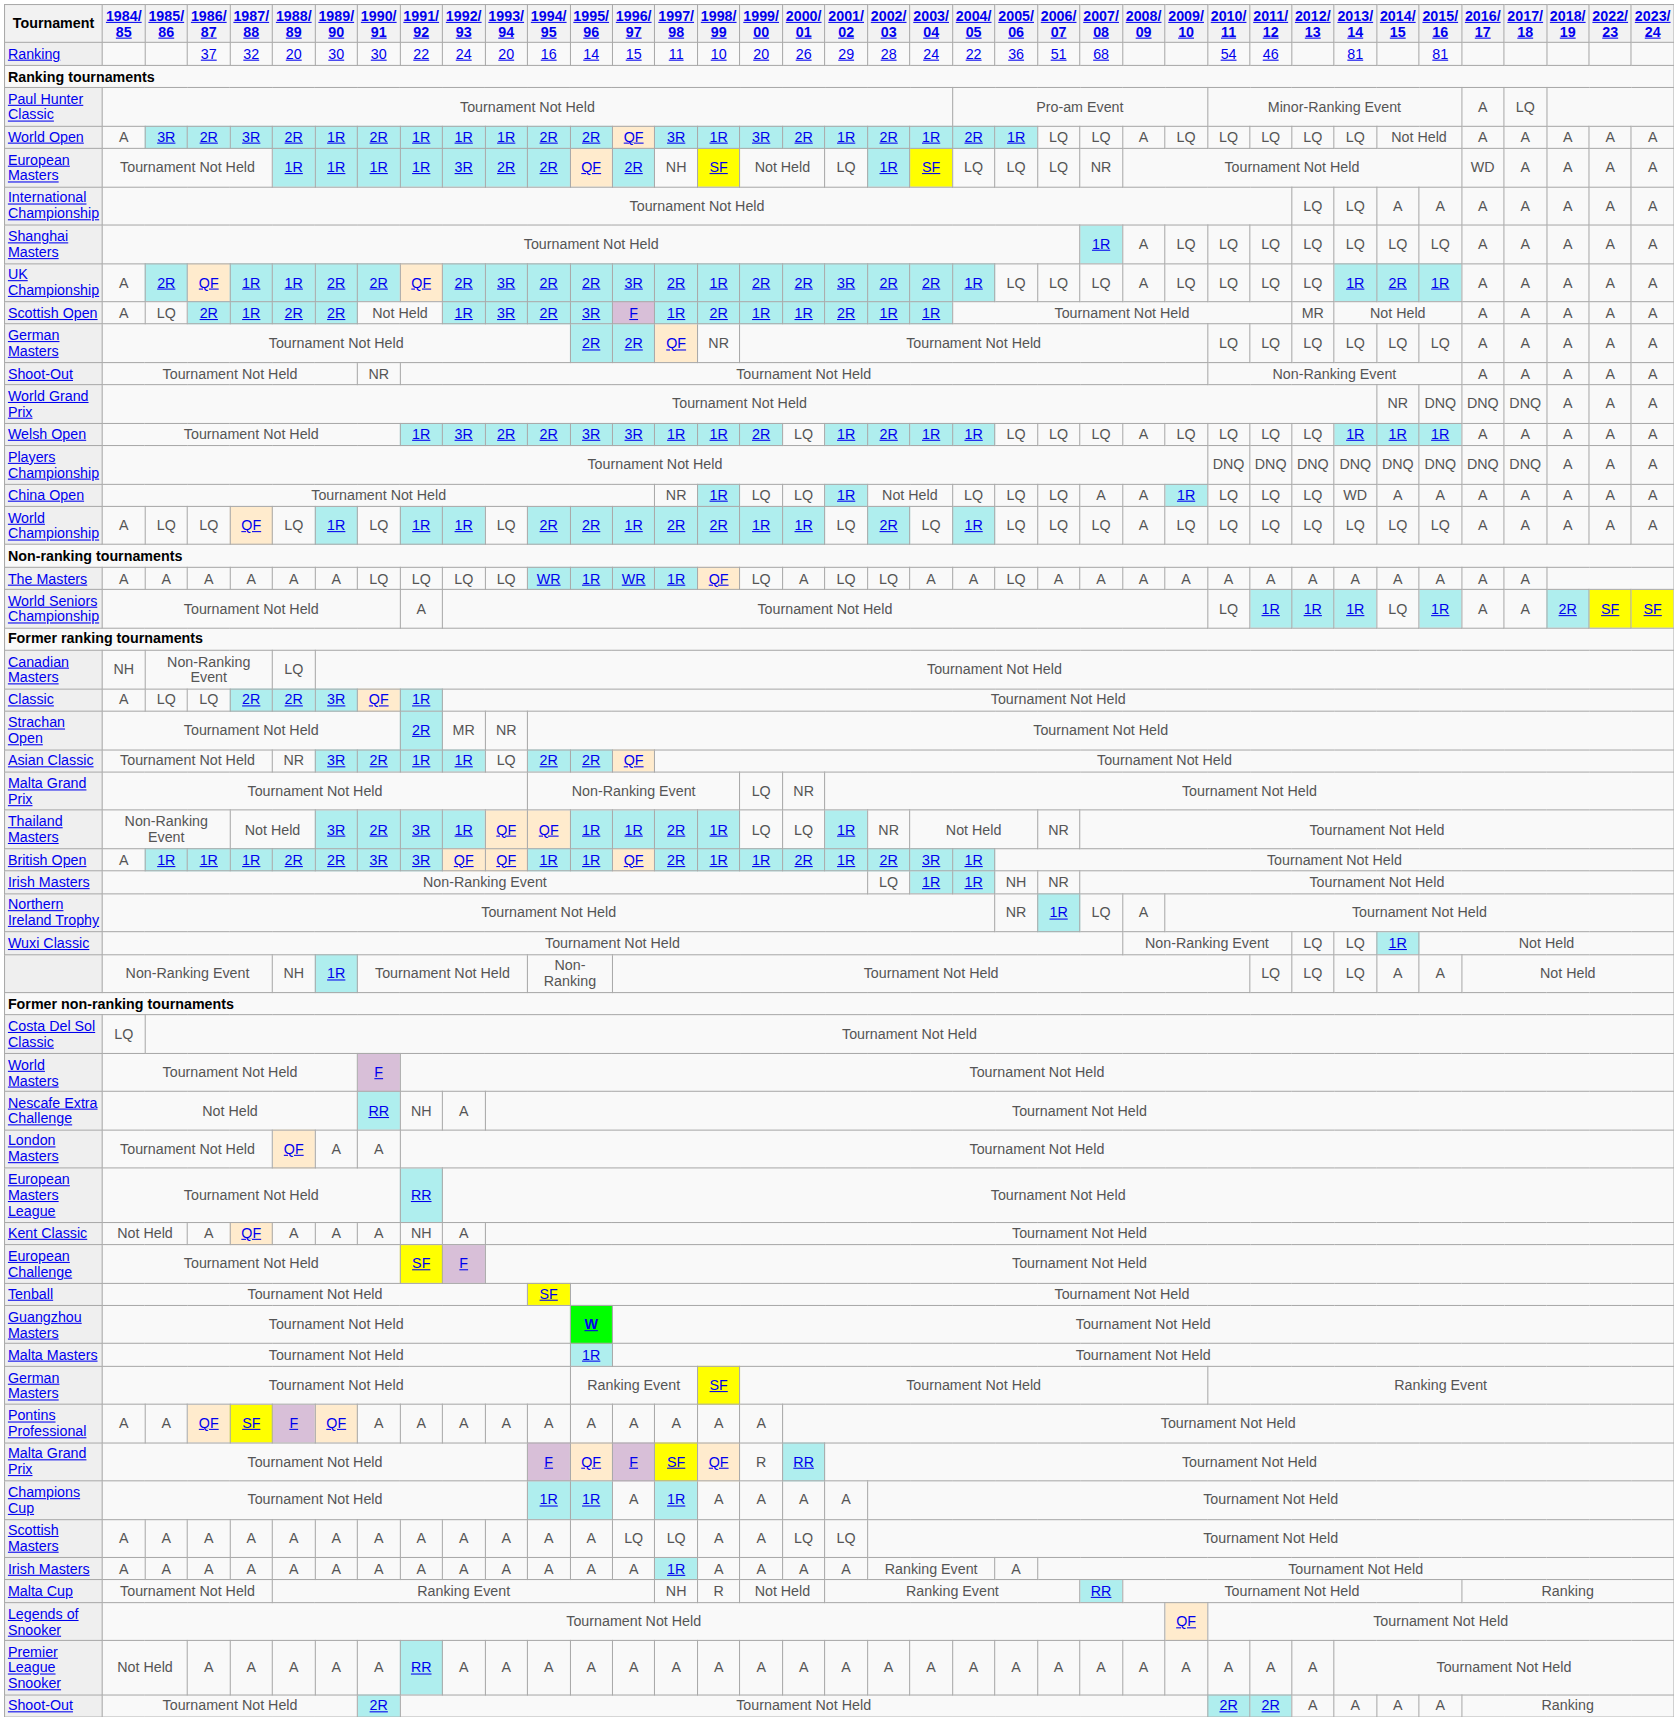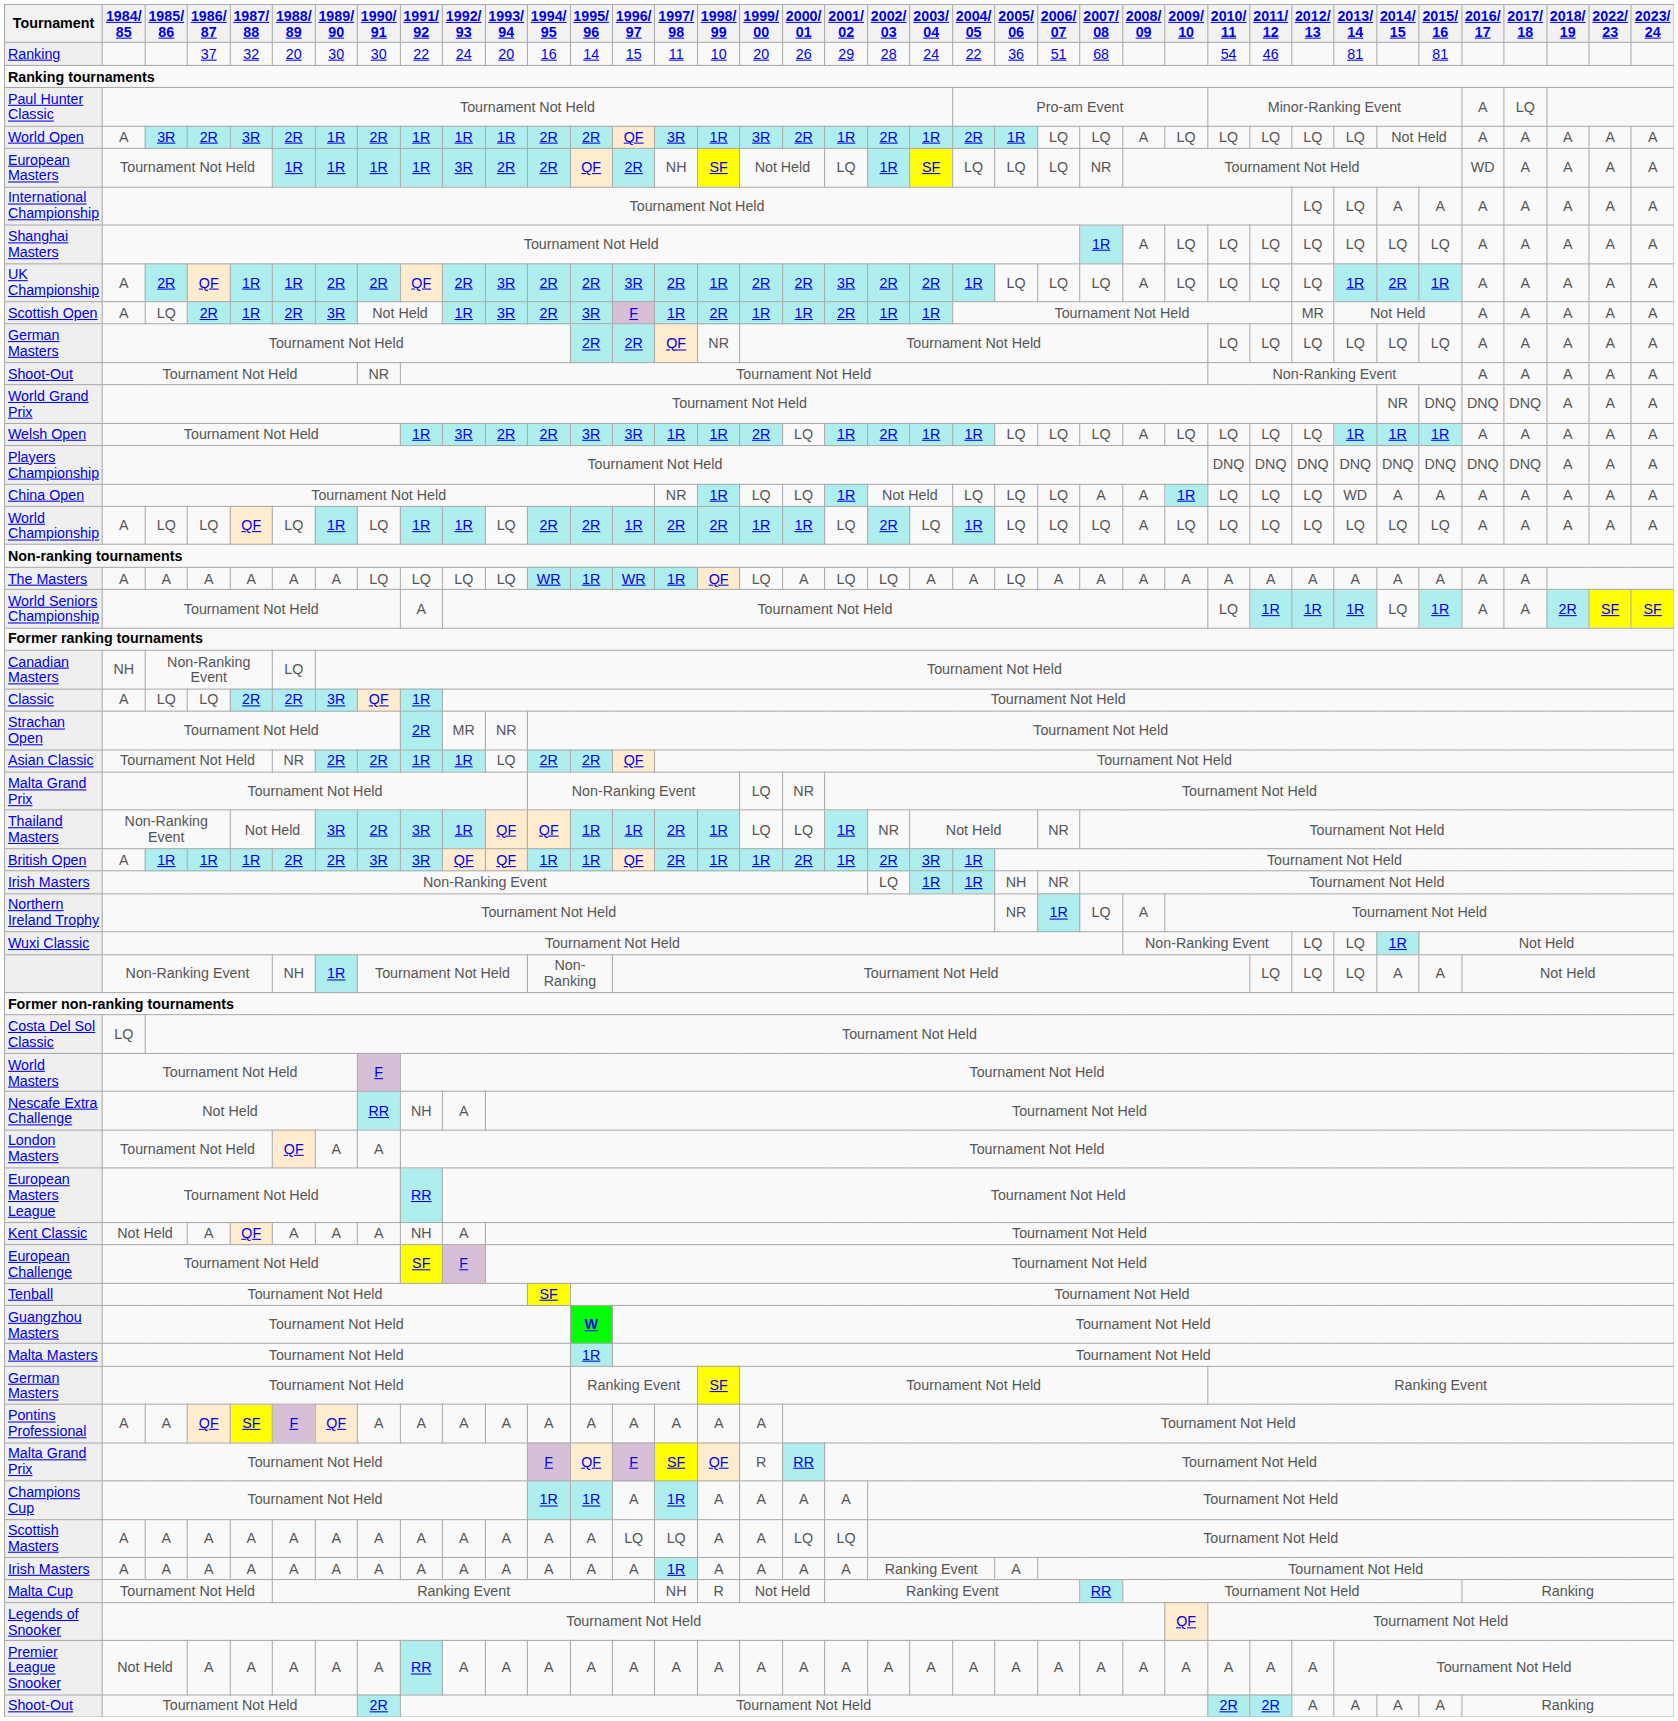(336, 312) 2R -> (336, 312) 3R
(336, 760) 3R -> (336, 760) 2R
